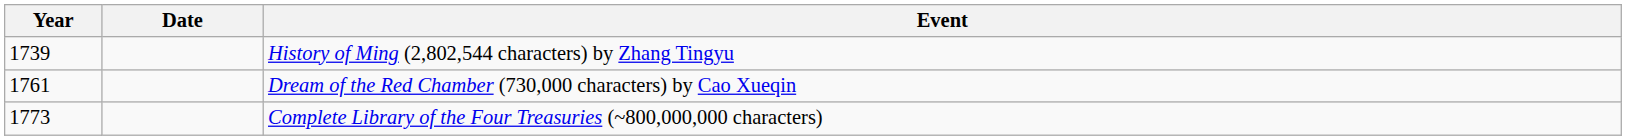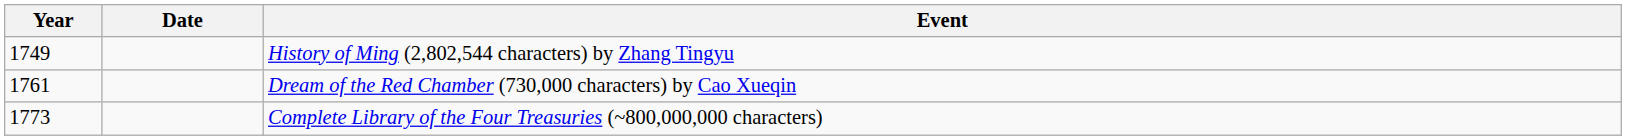(30, 53) 1739 -> (30, 53) 1749
